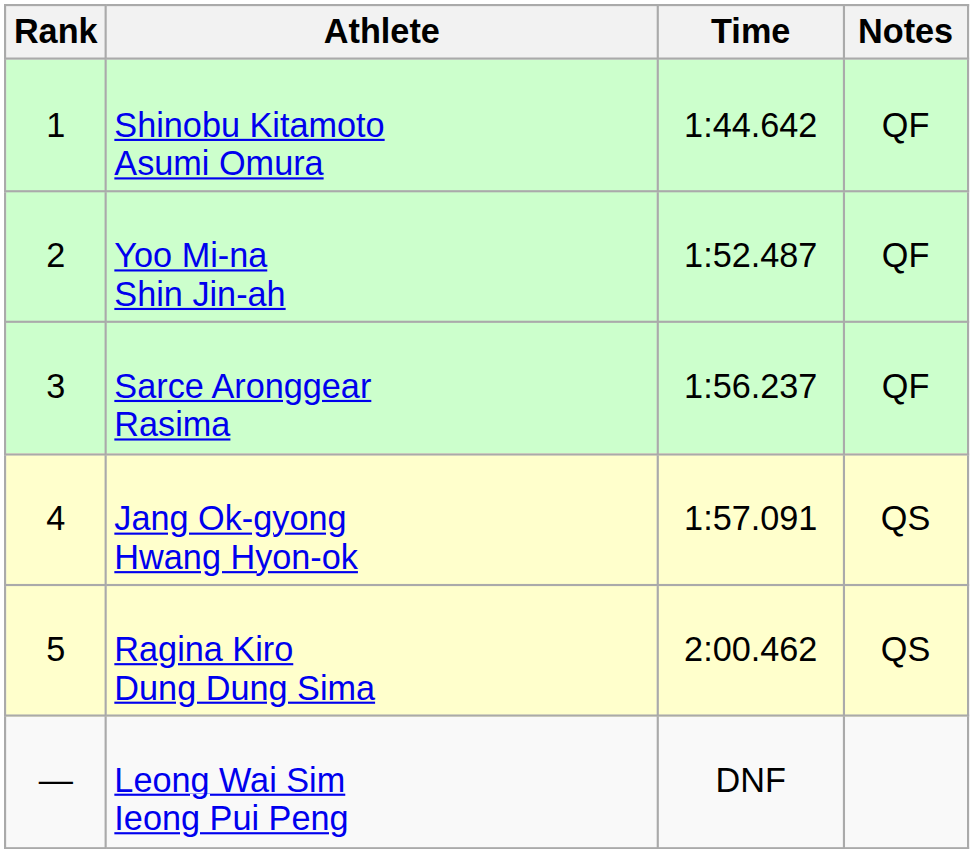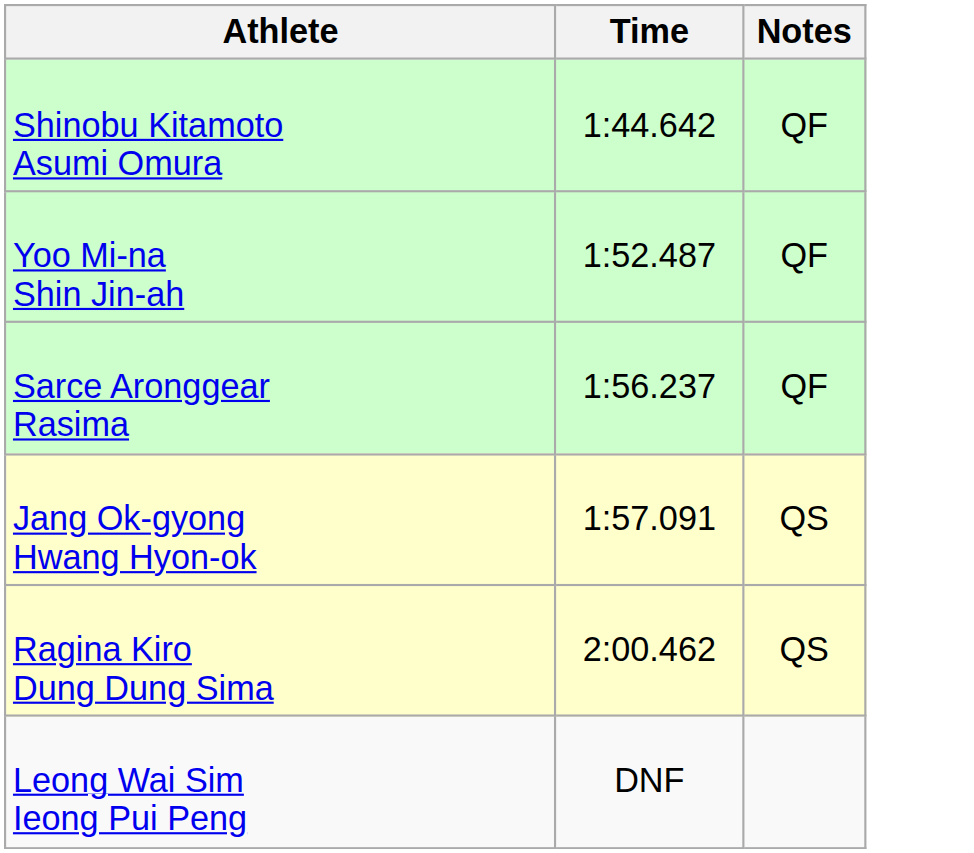- column: (56, 31)
